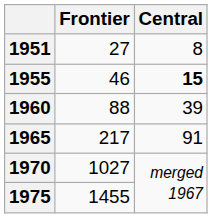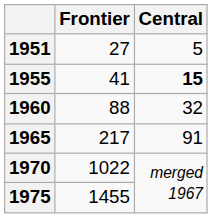(198, 49) 8 -> (198, 49) 5
(119, 78) 46 -> (119, 78) 41
(193, 108) 39 -> (193, 108) 32
(109, 167) 1027 -> (109, 167) 1022
